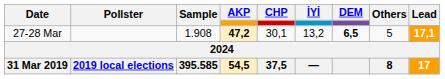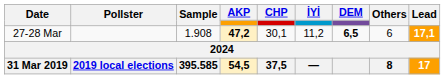(314, 33) 13,2 -> (314, 33) 11,2
(389, 33) 5 -> (389, 33) 6
